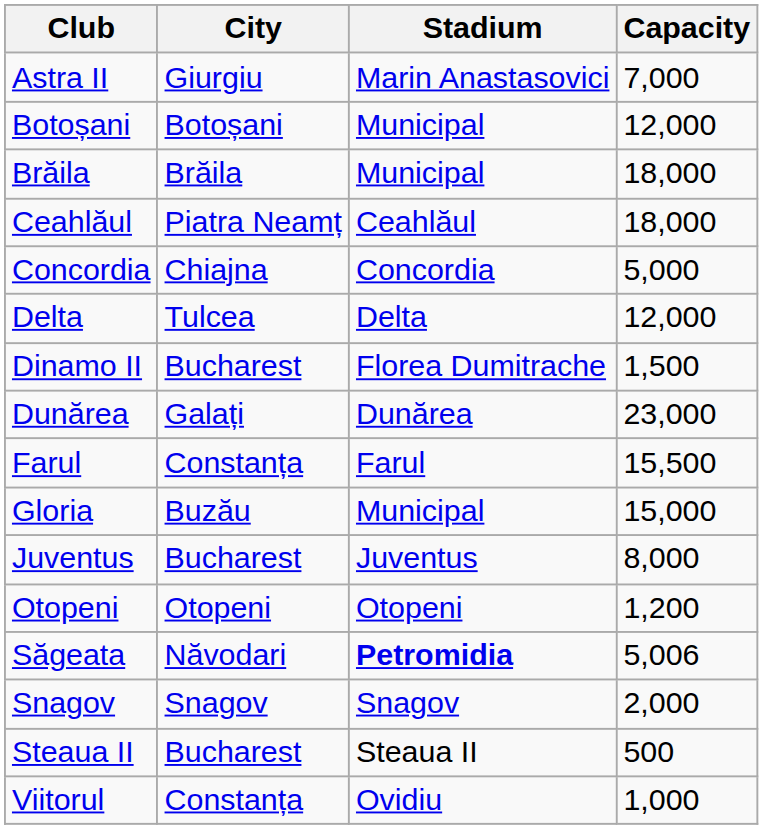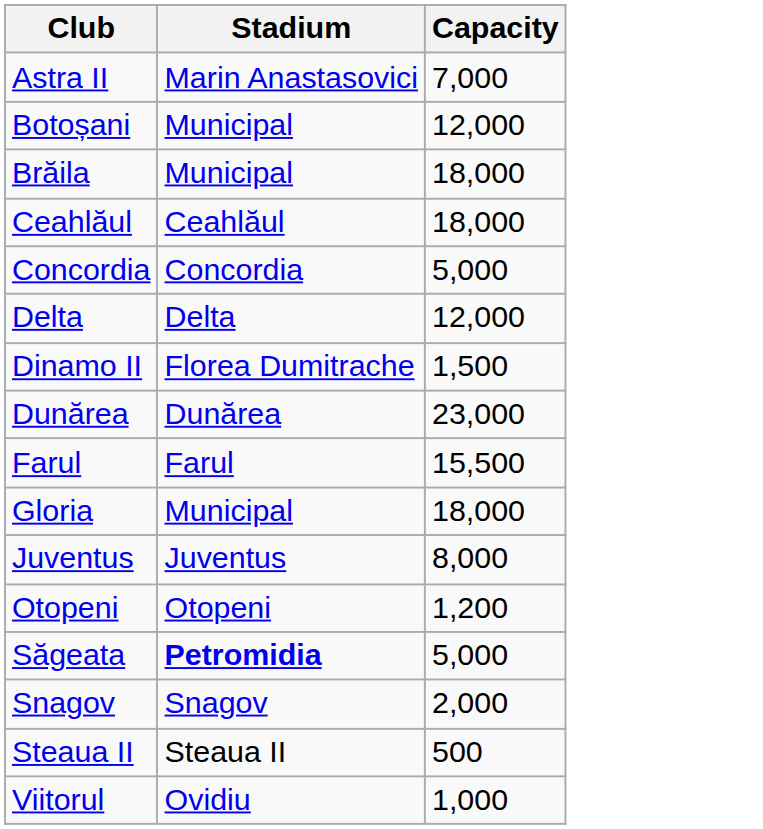- column: (253, 28)
(670, 510) 15,000 -> (478, 510) 18,000
(661, 655) 5,006 -> (470, 655) 5,000
